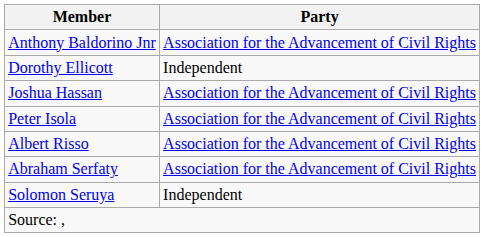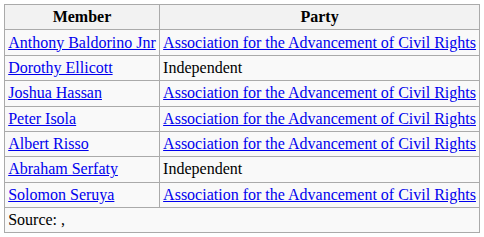(320, 169) Association for the Advancement of Civil Rights -> (203, 169) Independent
(203, 194) Independent -> (320, 194) Association for the Advancement of Civil Rights
